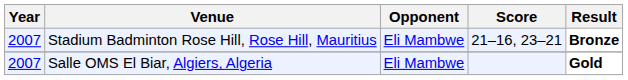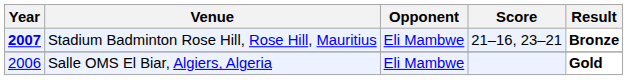(24, 40) normal -> (24, 40) bold
(24, 63) 2007 -> (24, 63) 2006
